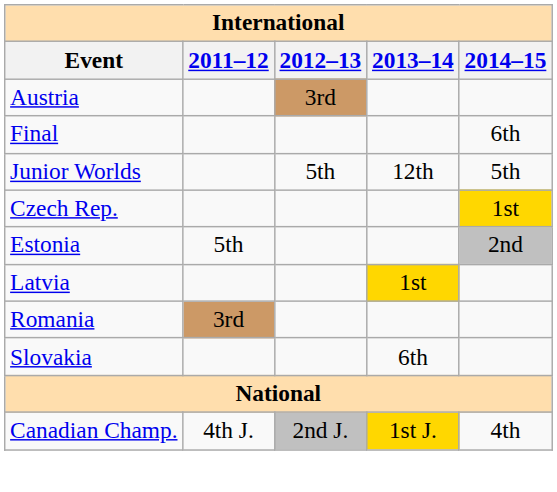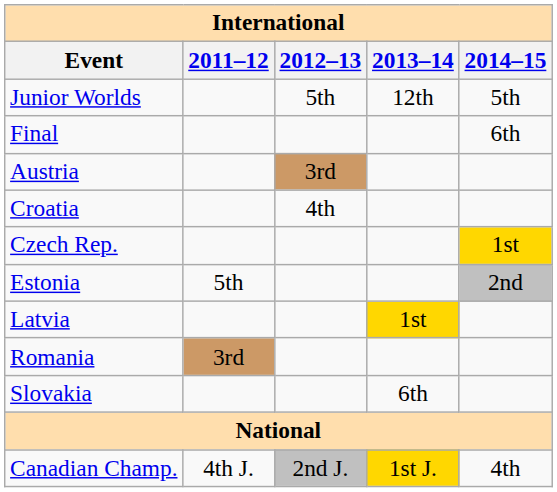rows swapped: (75, 171) <-> (45, 97)
+ row: (44, 208)
